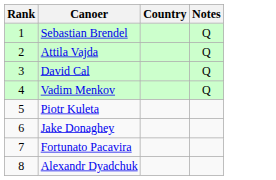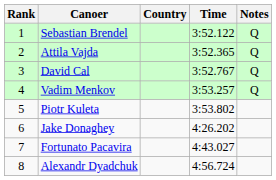+ column: (213, 14)
